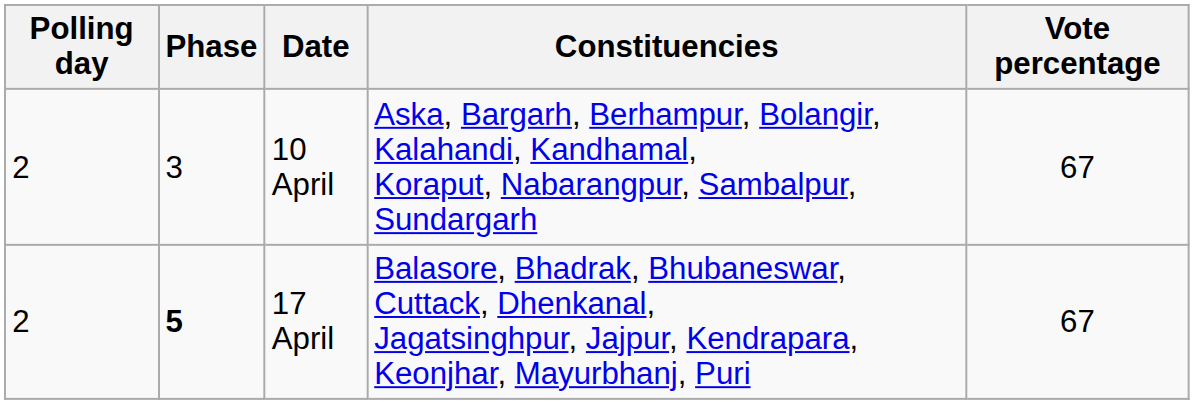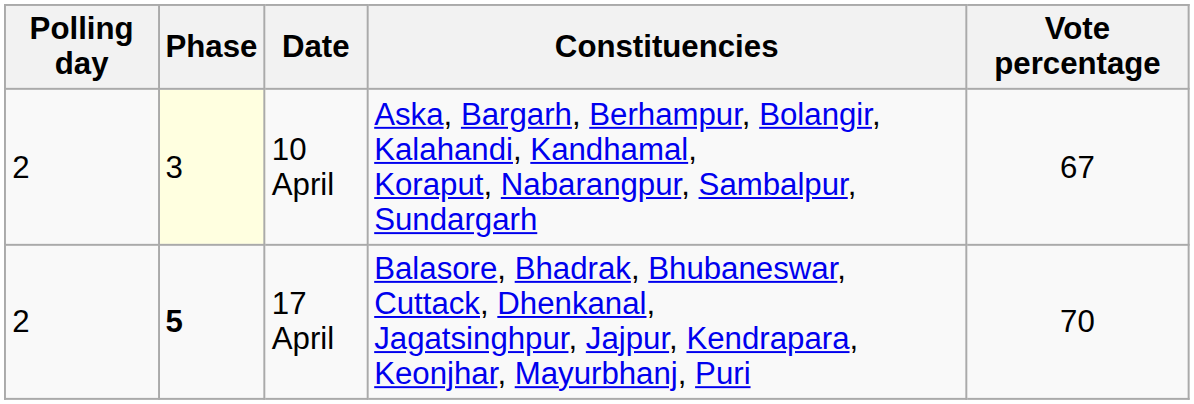(174, 166) no background -> (174, 166) lightyellow background
(1077, 321) 67 -> (1077, 321) 70
